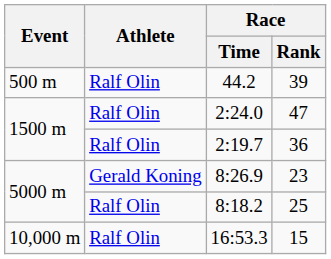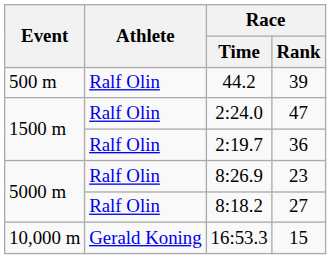(145, 176) Gerald Koning -> (124, 176) Ralf Olin
(299, 207) 25 -> (299, 207) 27
(124, 238) Ralf Olin -> (145, 238) Gerald Koning
